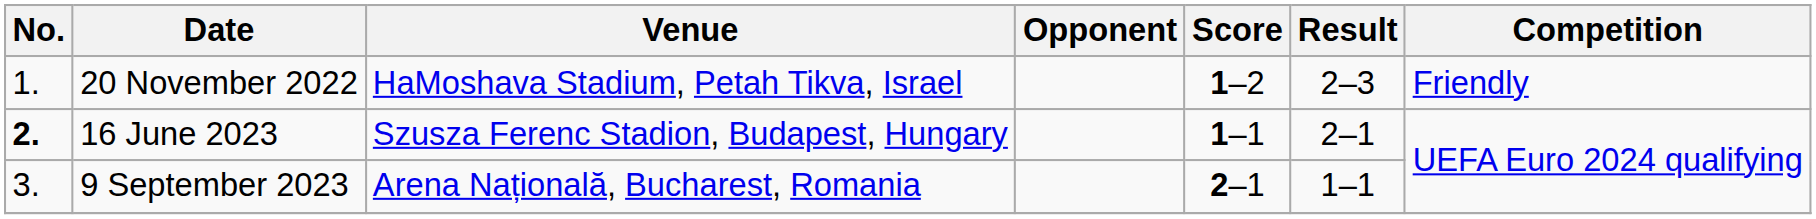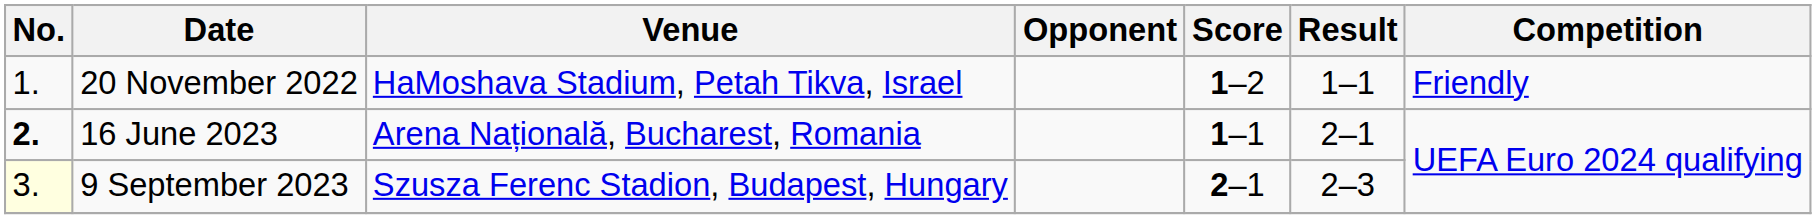(1348, 82) 2–3 -> (1348, 82) 1–1
(690, 133) Szusza Ferenc Stadion, Budapest, Hungary -> (647, 133) Arena Națională, Bucharest, Romania
(26, 185) no background -> (26, 185) lightyellow background
(647, 185) Arena Națională, Bucharest, Romania -> (690, 185) Szusza Ferenc Stadion, Budapest, Hungary
(1348, 185) 1–1 -> (1348, 185) 2–3
